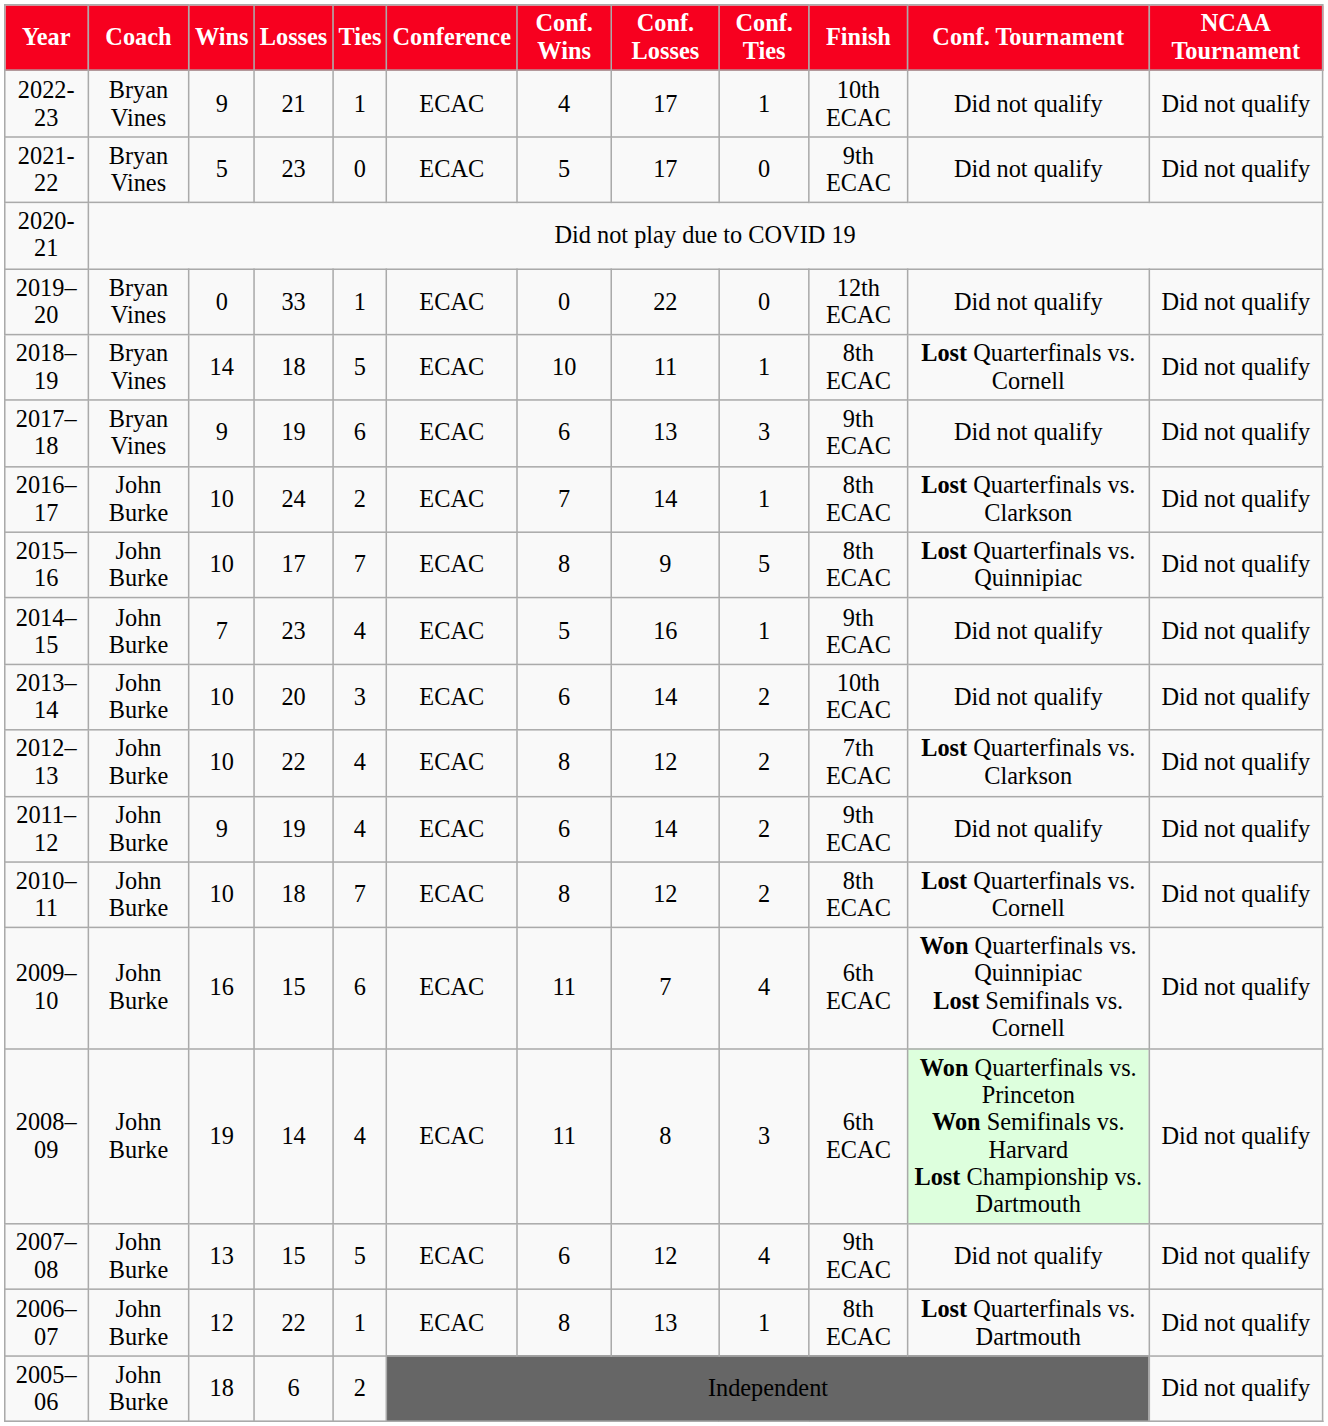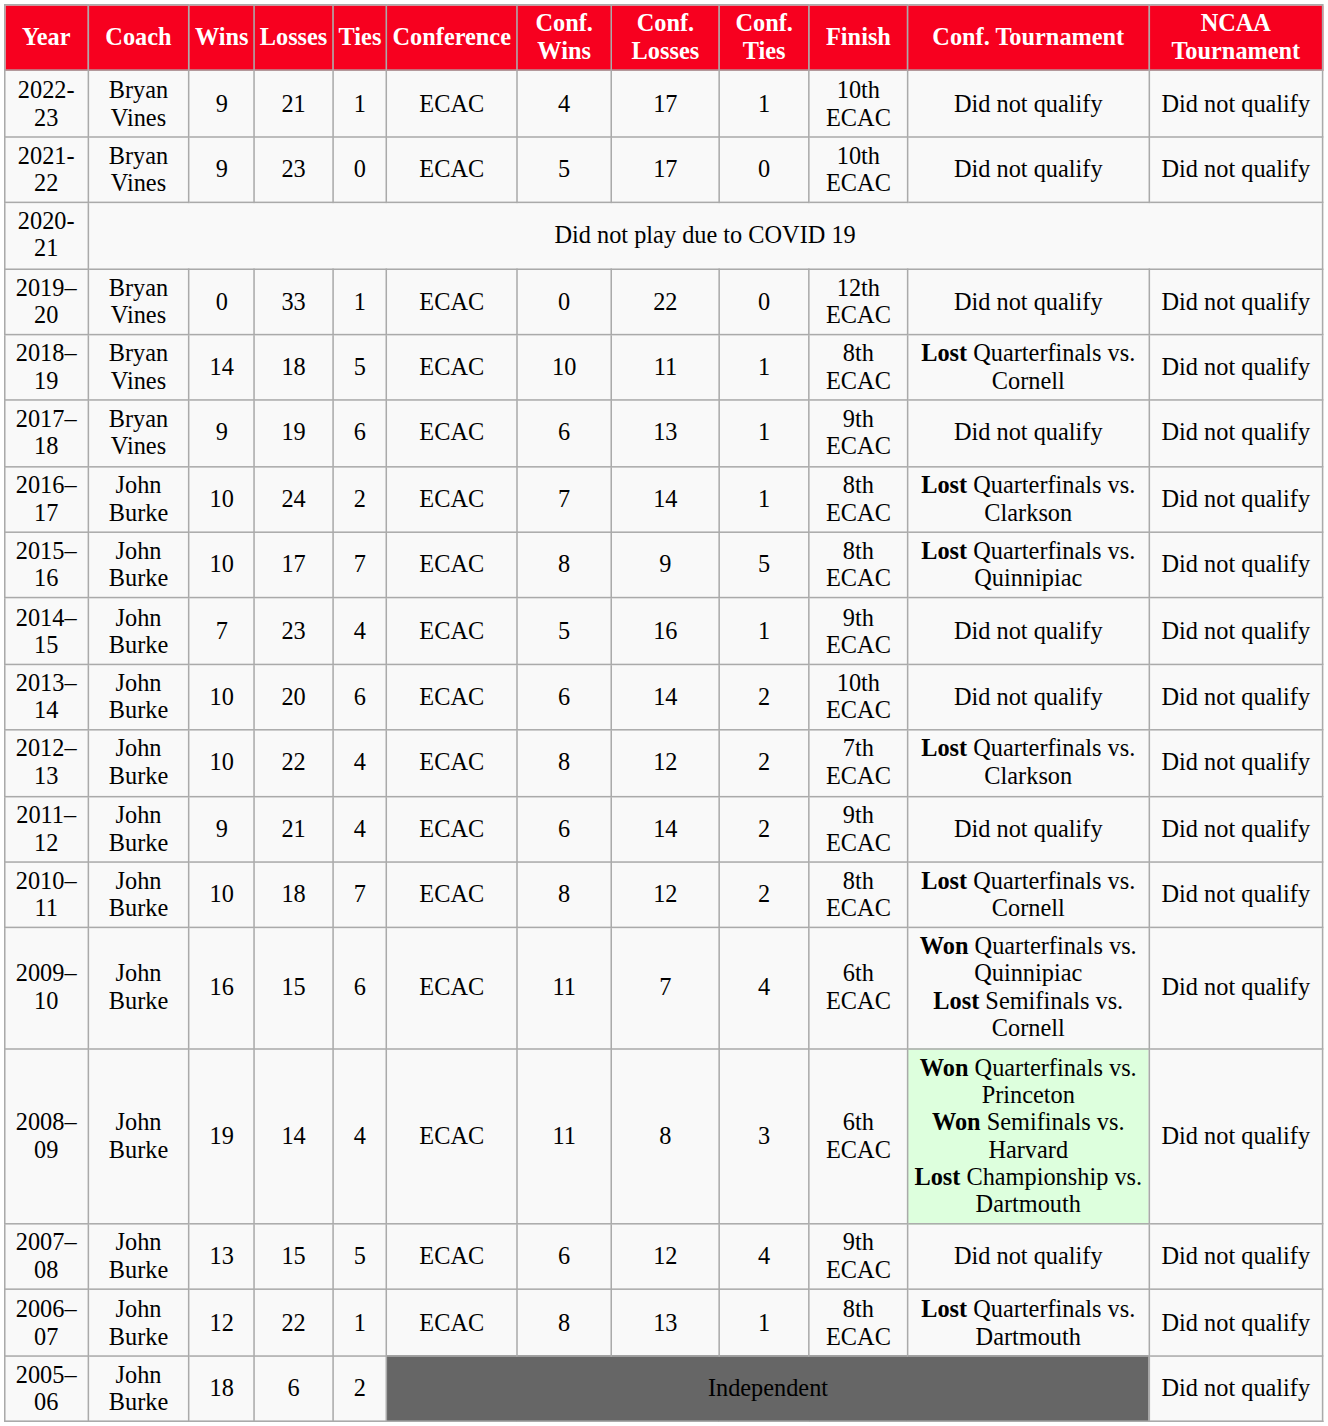(222, 169) 5 -> (222, 169) 9
(858, 169) 9th ECAC -> (858, 169) 10th ECAC
(764, 433) 3 -> (764, 433) 1
(360, 696) 3 -> (360, 696) 6
(294, 828) 19 -> (294, 828) 21
